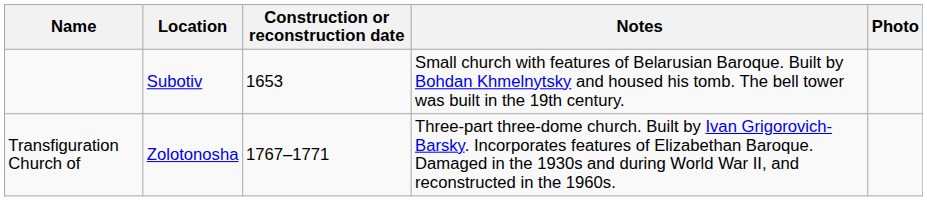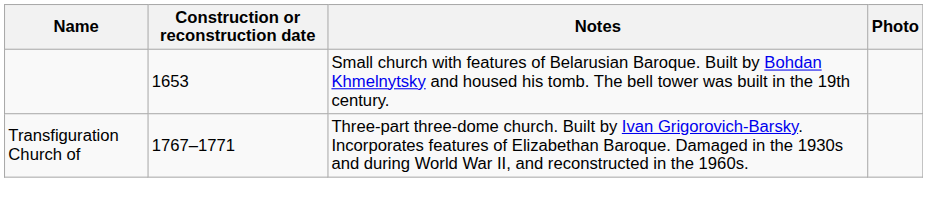- column: (193, 27)
